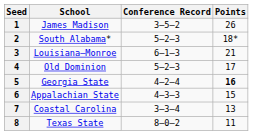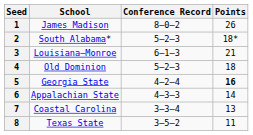(167, 25) 3–5–2 -> (167, 25) 8–0–2
(230, 67) 17 -> (230, 67) 18
(230, 95) 15 -> (230, 95) 14
(167, 123) 8–0–2 -> (167, 123) 3–5–2
